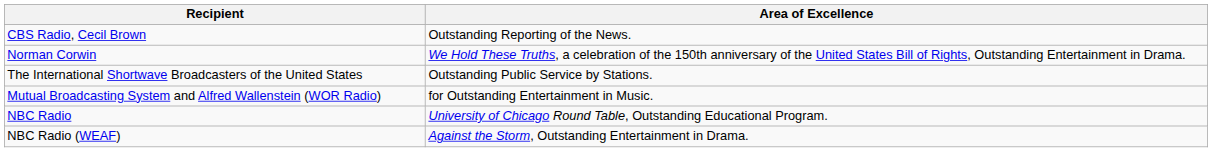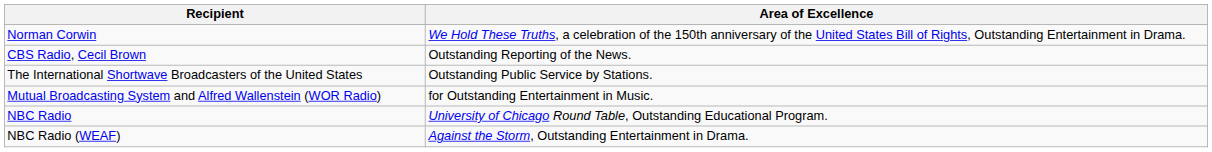rows swapped: (77, 34) <-> (52, 55)
